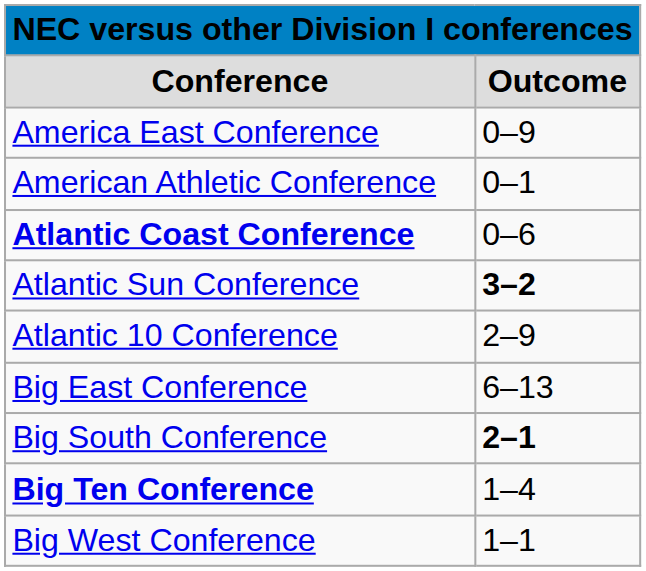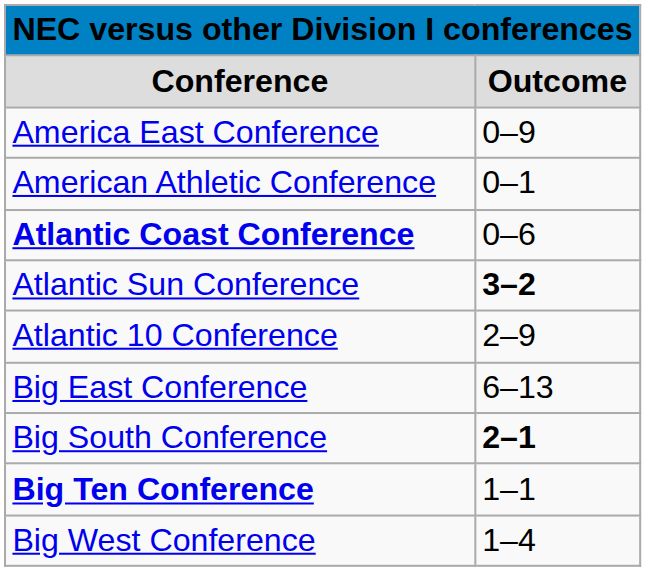(509, 489) 1–4 -> (509, 489) 1–1
(509, 540) 1–1 -> (509, 540) 1–4
